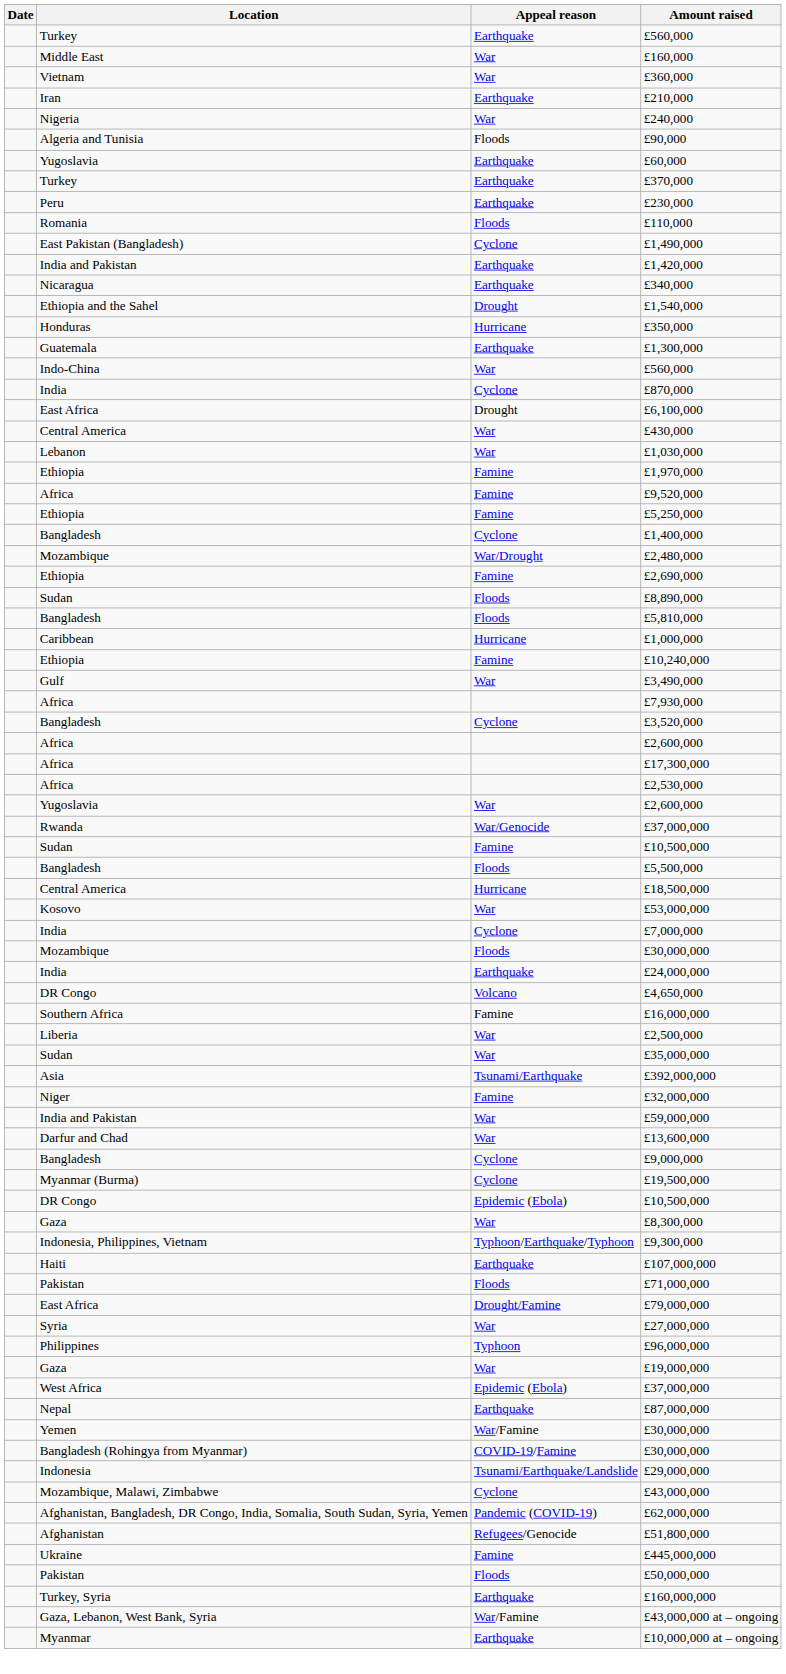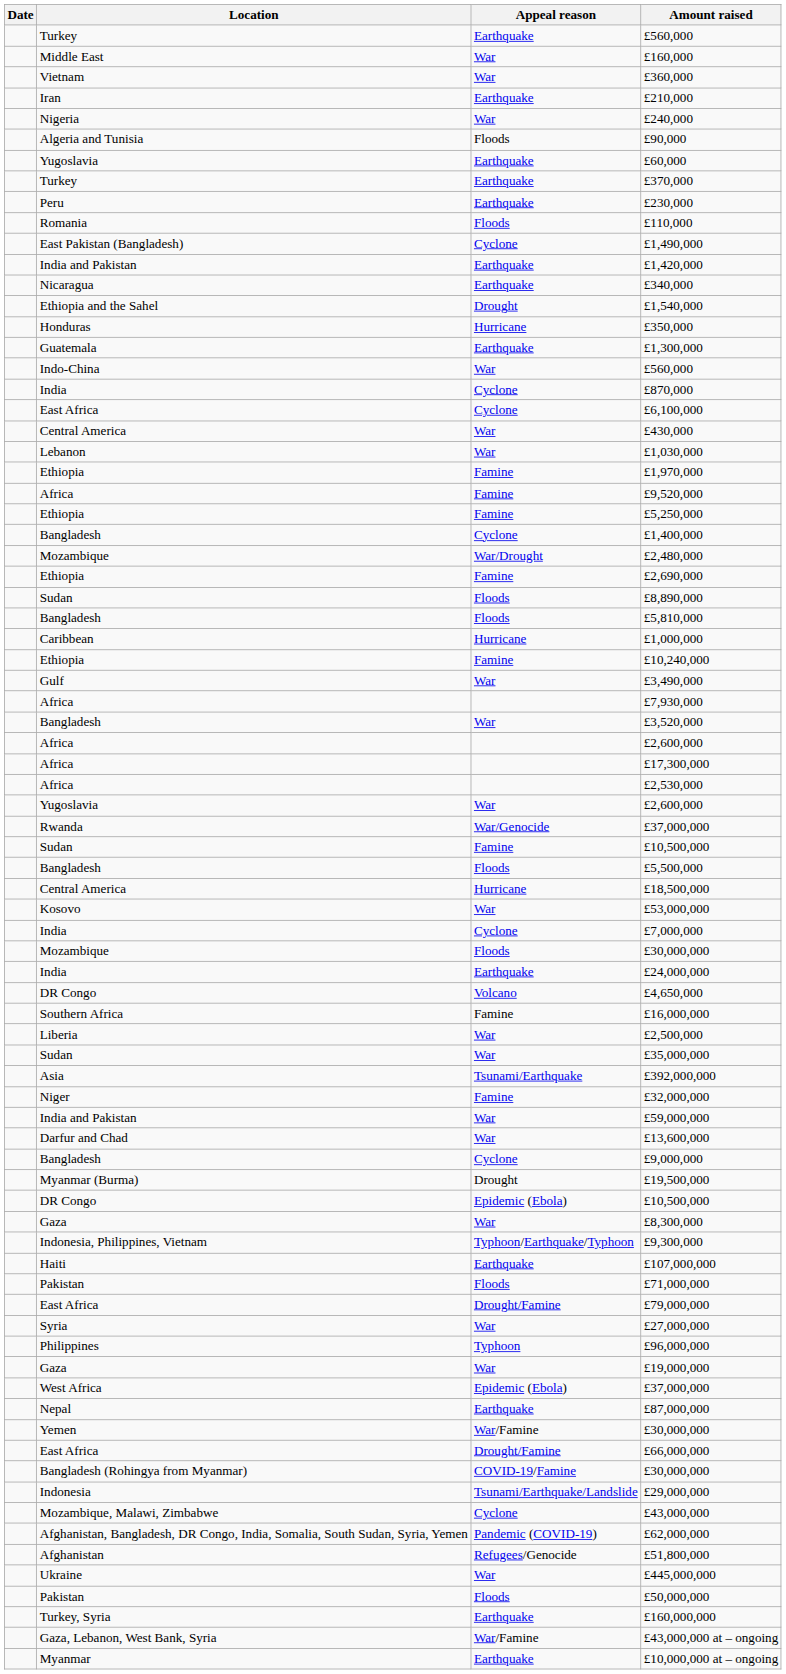(496, 410) Drought -> (496, 410) Cyclone
(496, 722) Cyclone -> (485, 722) War
(496, 1180) Cyclone -> (496, 1180) Drought
+ row: (69, 1450)
(494, 1554) Famine -> (485, 1575) War
